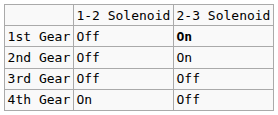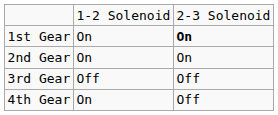(88, 36) Off -> (84, 36) On
(88, 57) Off -> (84, 57) On
